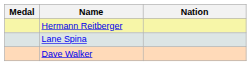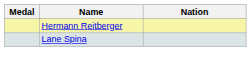- row: (67, 54)
